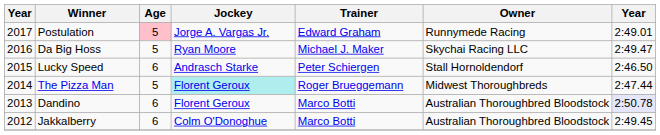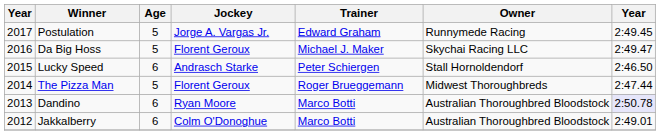(155, 32) pink background -> (155, 32) no background
(634, 32) 2:49.01 -> (634, 32) 2:49.45
(205, 50) Ryan Moore -> (212, 50) Florent Geroux
(212, 86) paleturquoise background -> (212, 86) no background
(212, 104) Florent Geroux -> (205, 104) Ryan Moore
(634, 122) 2:49.45 -> (634, 122) 2:49.01
